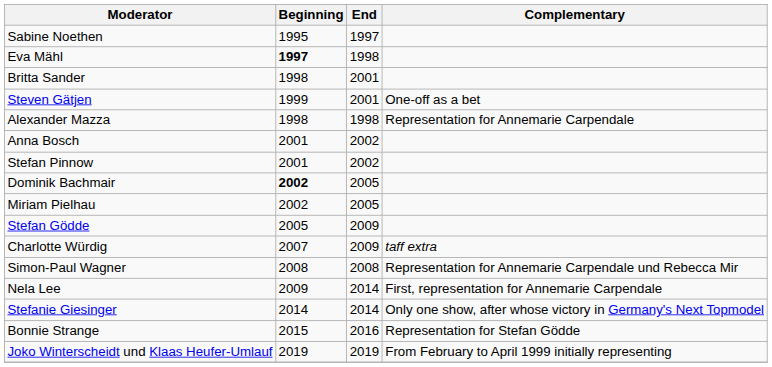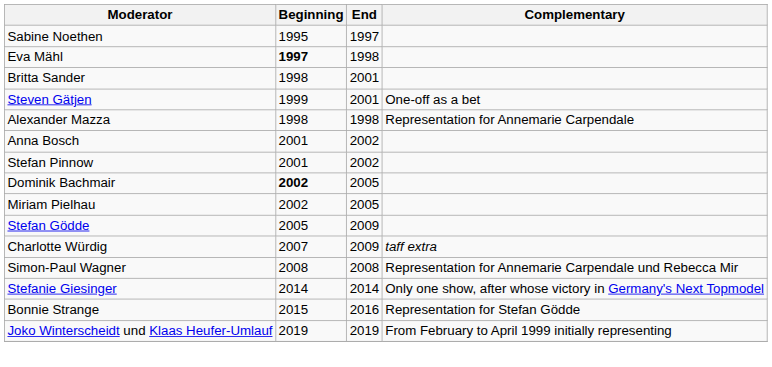- row: (34, 288)
